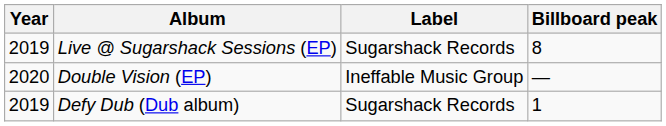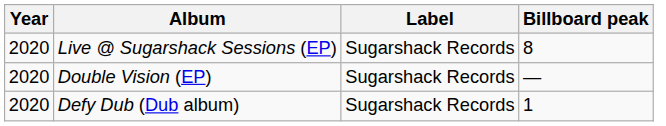(29, 47) 2019 -> (29, 47) 2020
(434, 76) Ineffable Music Group -> (430, 76) Sugarshack Records
(29, 105) 2019 -> (29, 105) 2020
